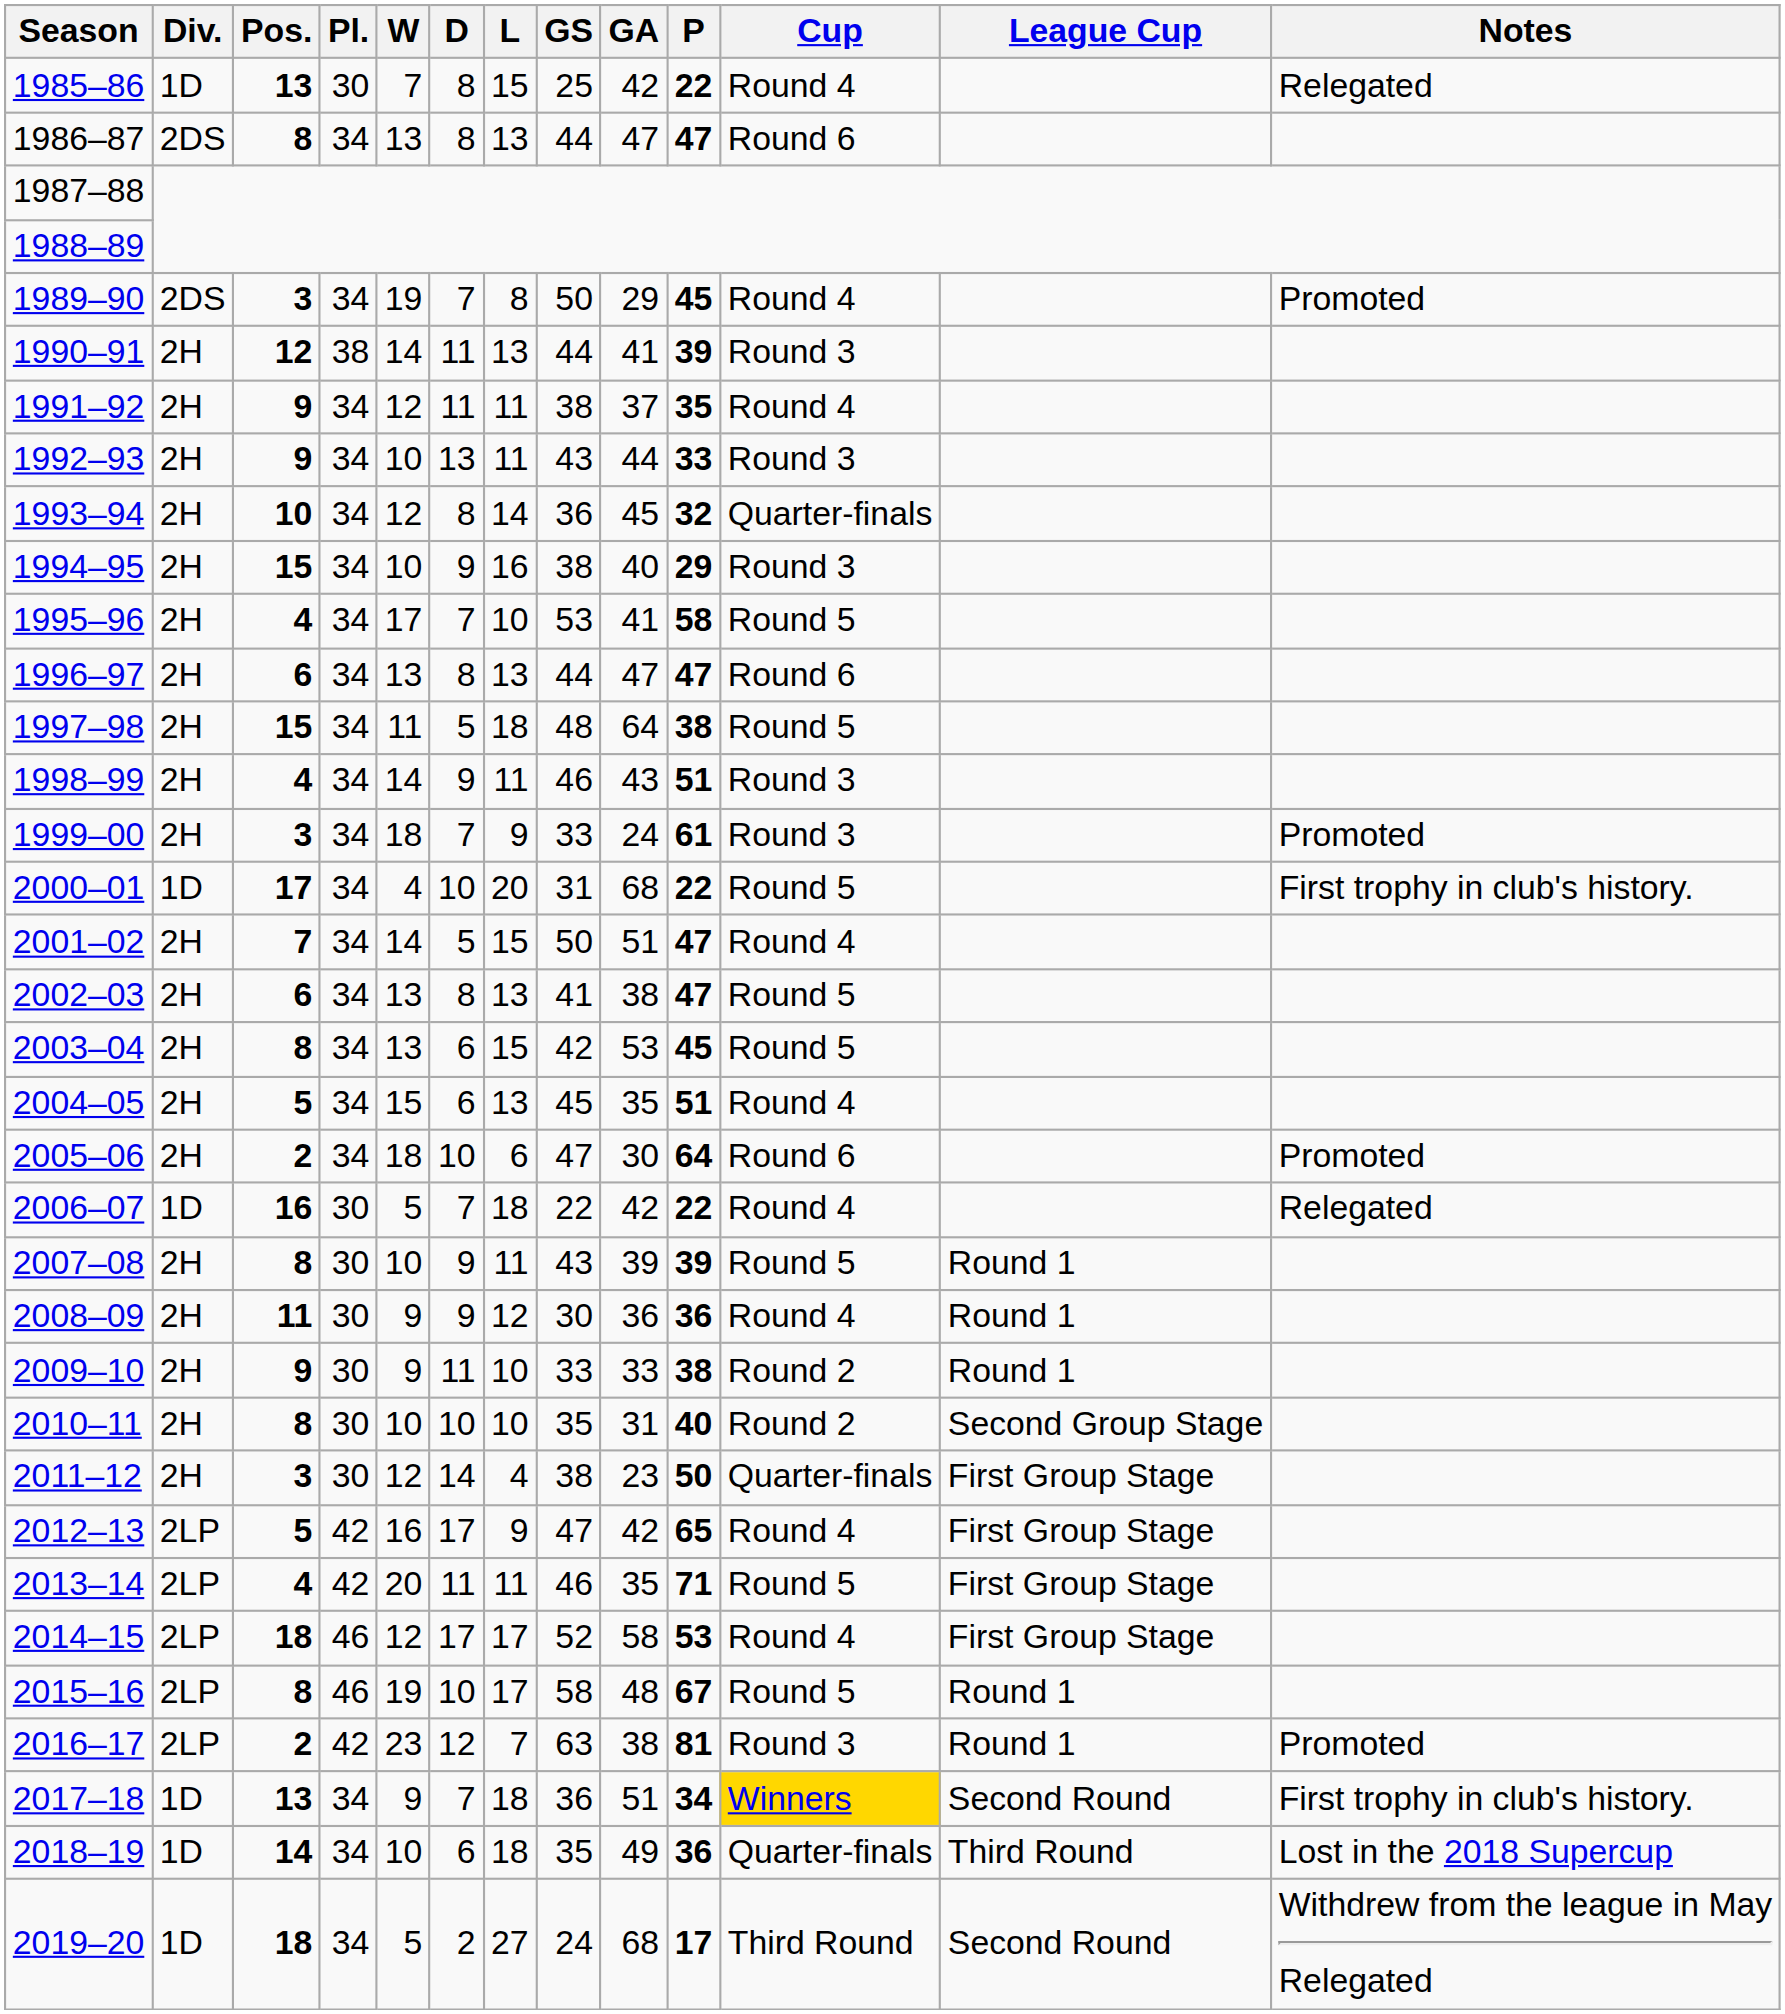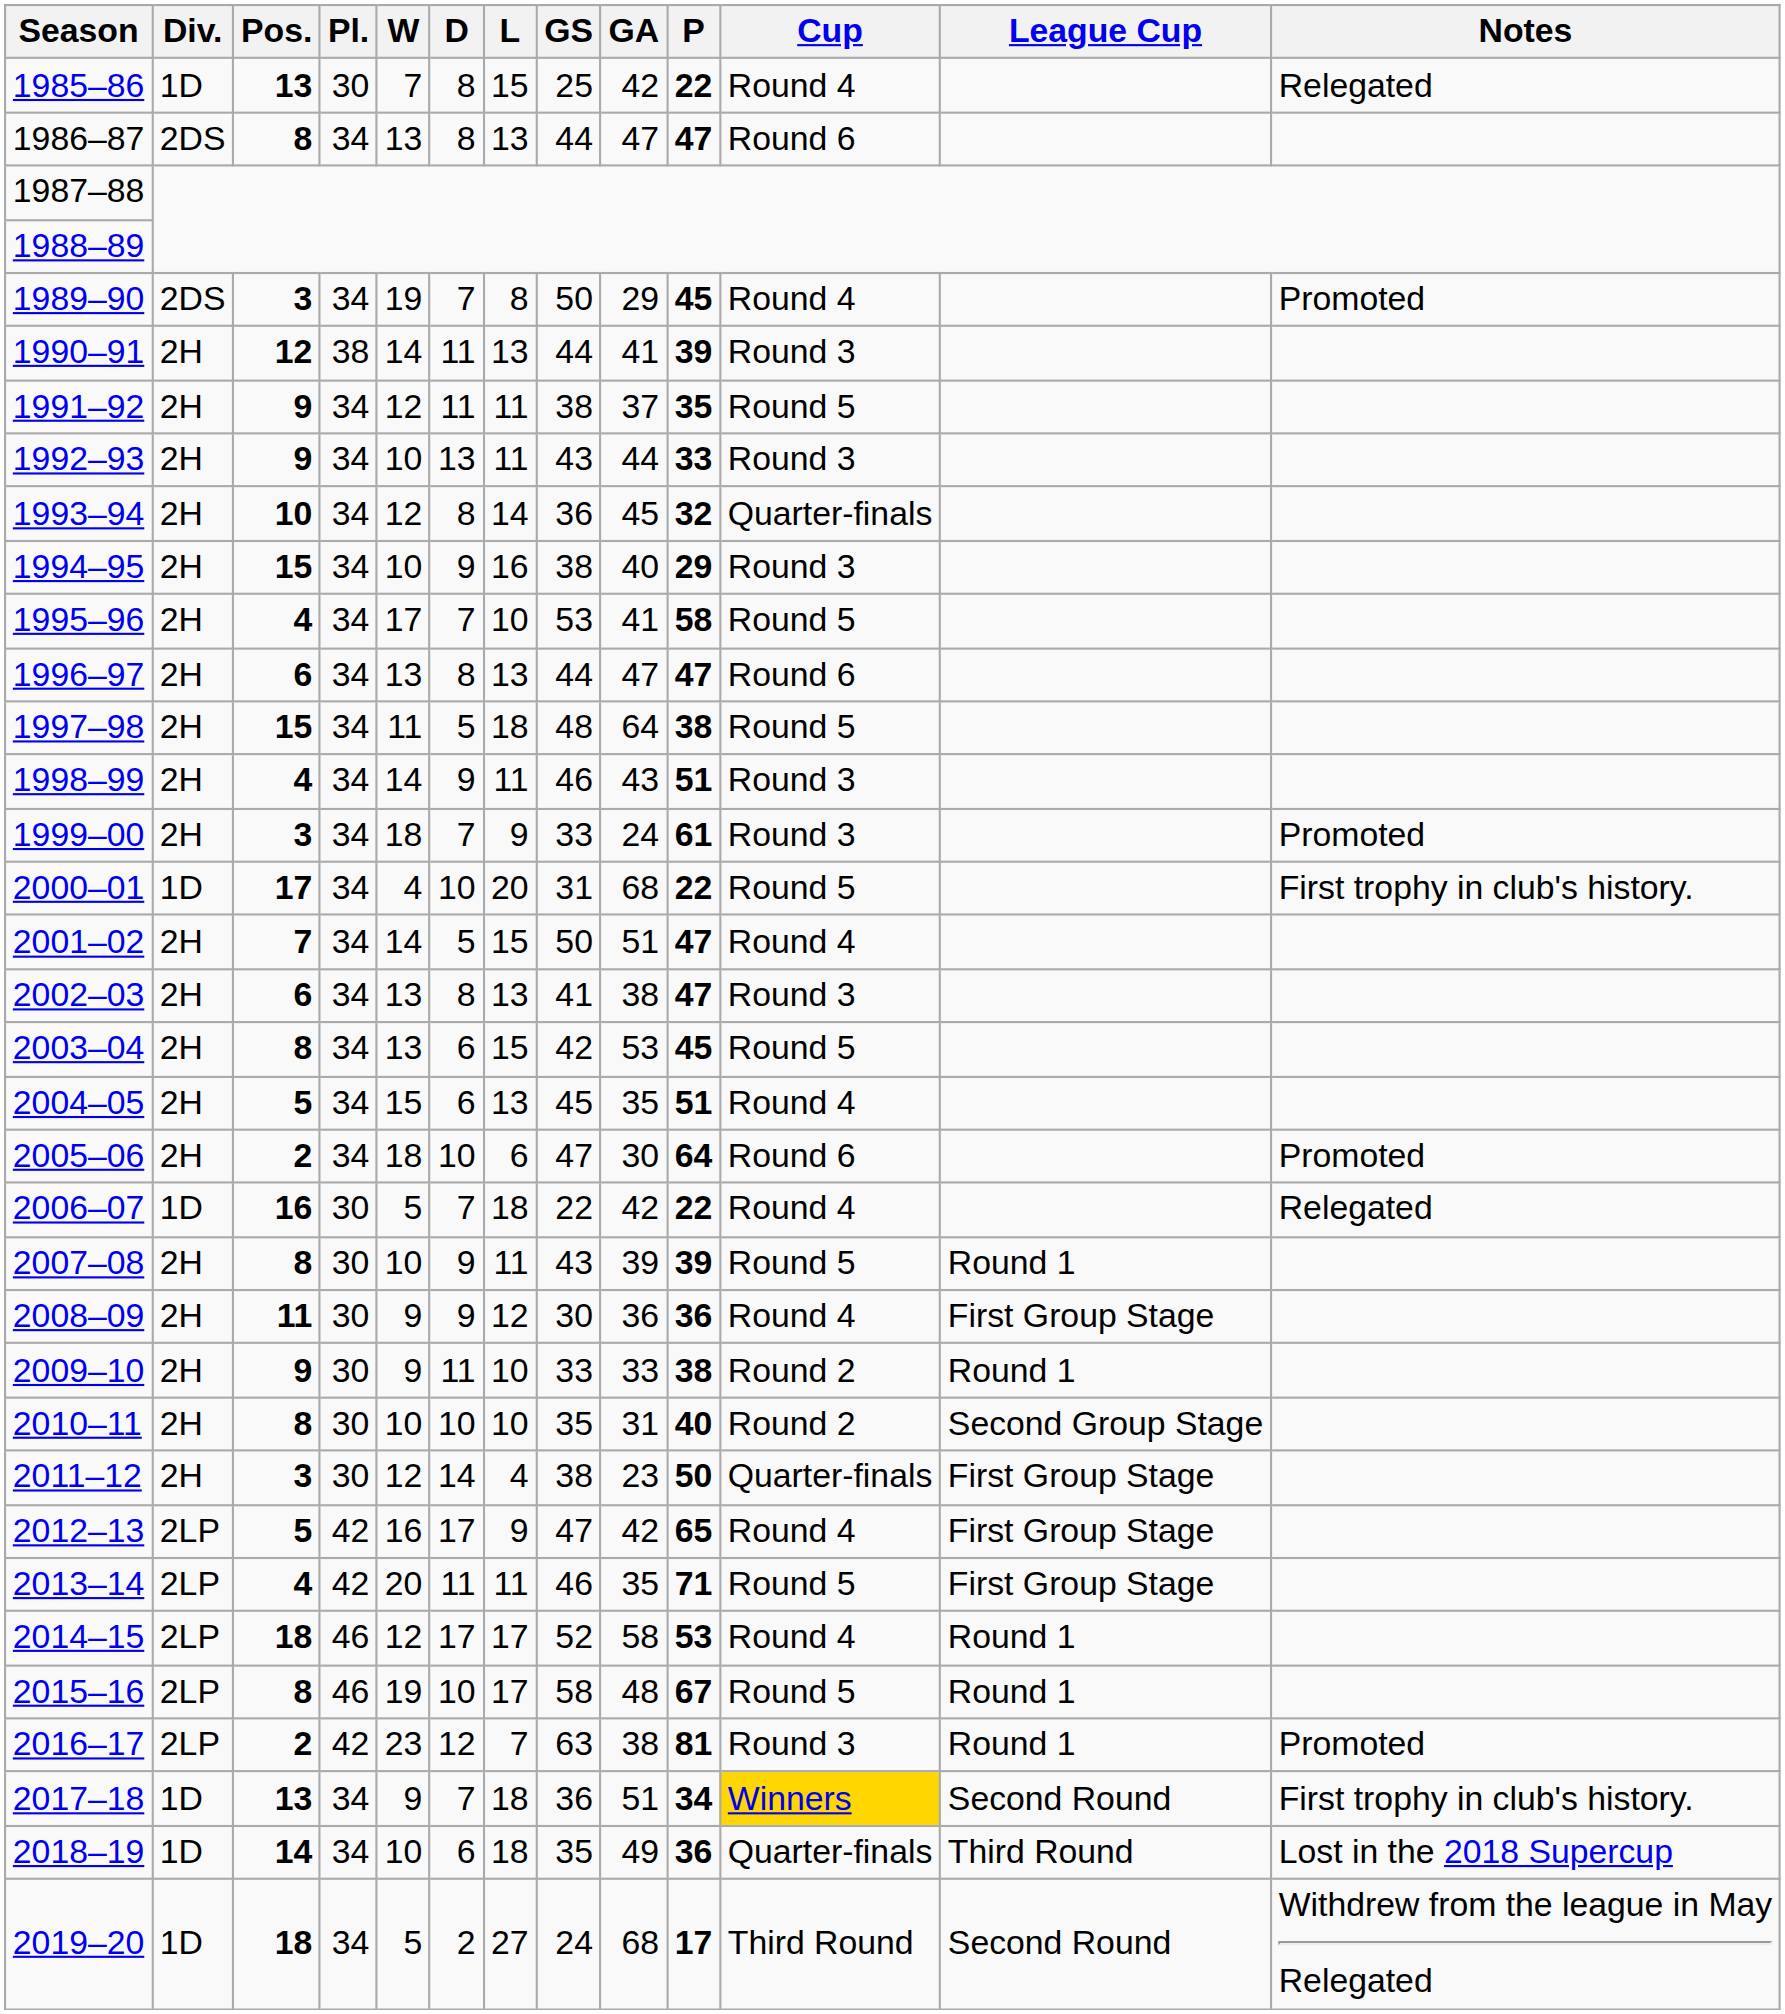(792, 406) Round 4 -> (792, 406) Round 5
(792, 995) Round 5 -> (792, 995) Round 3
(1012, 1316) Round 1 -> (1081, 1316) First Group Stage
(1081, 1637) First Group Stage -> (1012, 1637) Round 1
